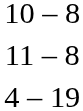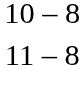- row: (42, 96)
